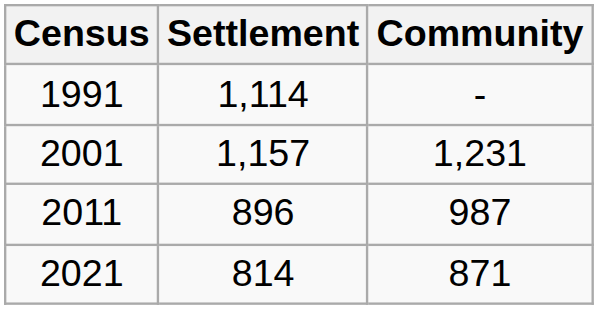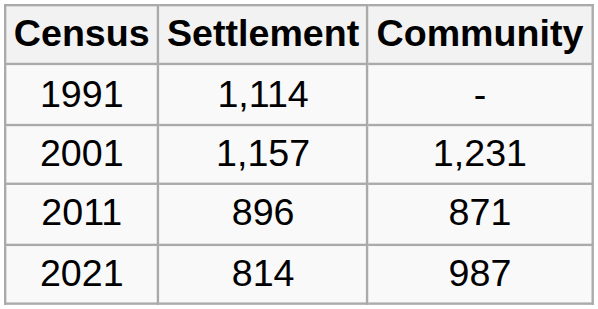(480, 213) 987 -> (480, 213) 871
(480, 272) 871 -> (480, 272) 987
